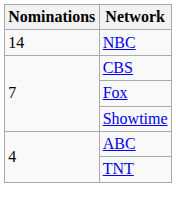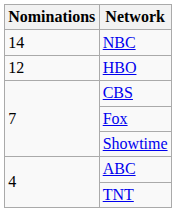+ row: (120, 67)
